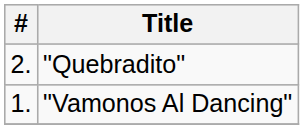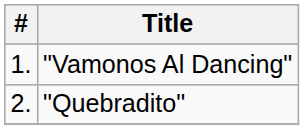rows swapped: (168, 104) <-> (114, 64)
